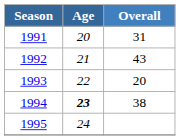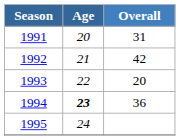(139, 59) 43 -> (139, 59) 42
(139, 102) 38 -> (139, 102) 36
